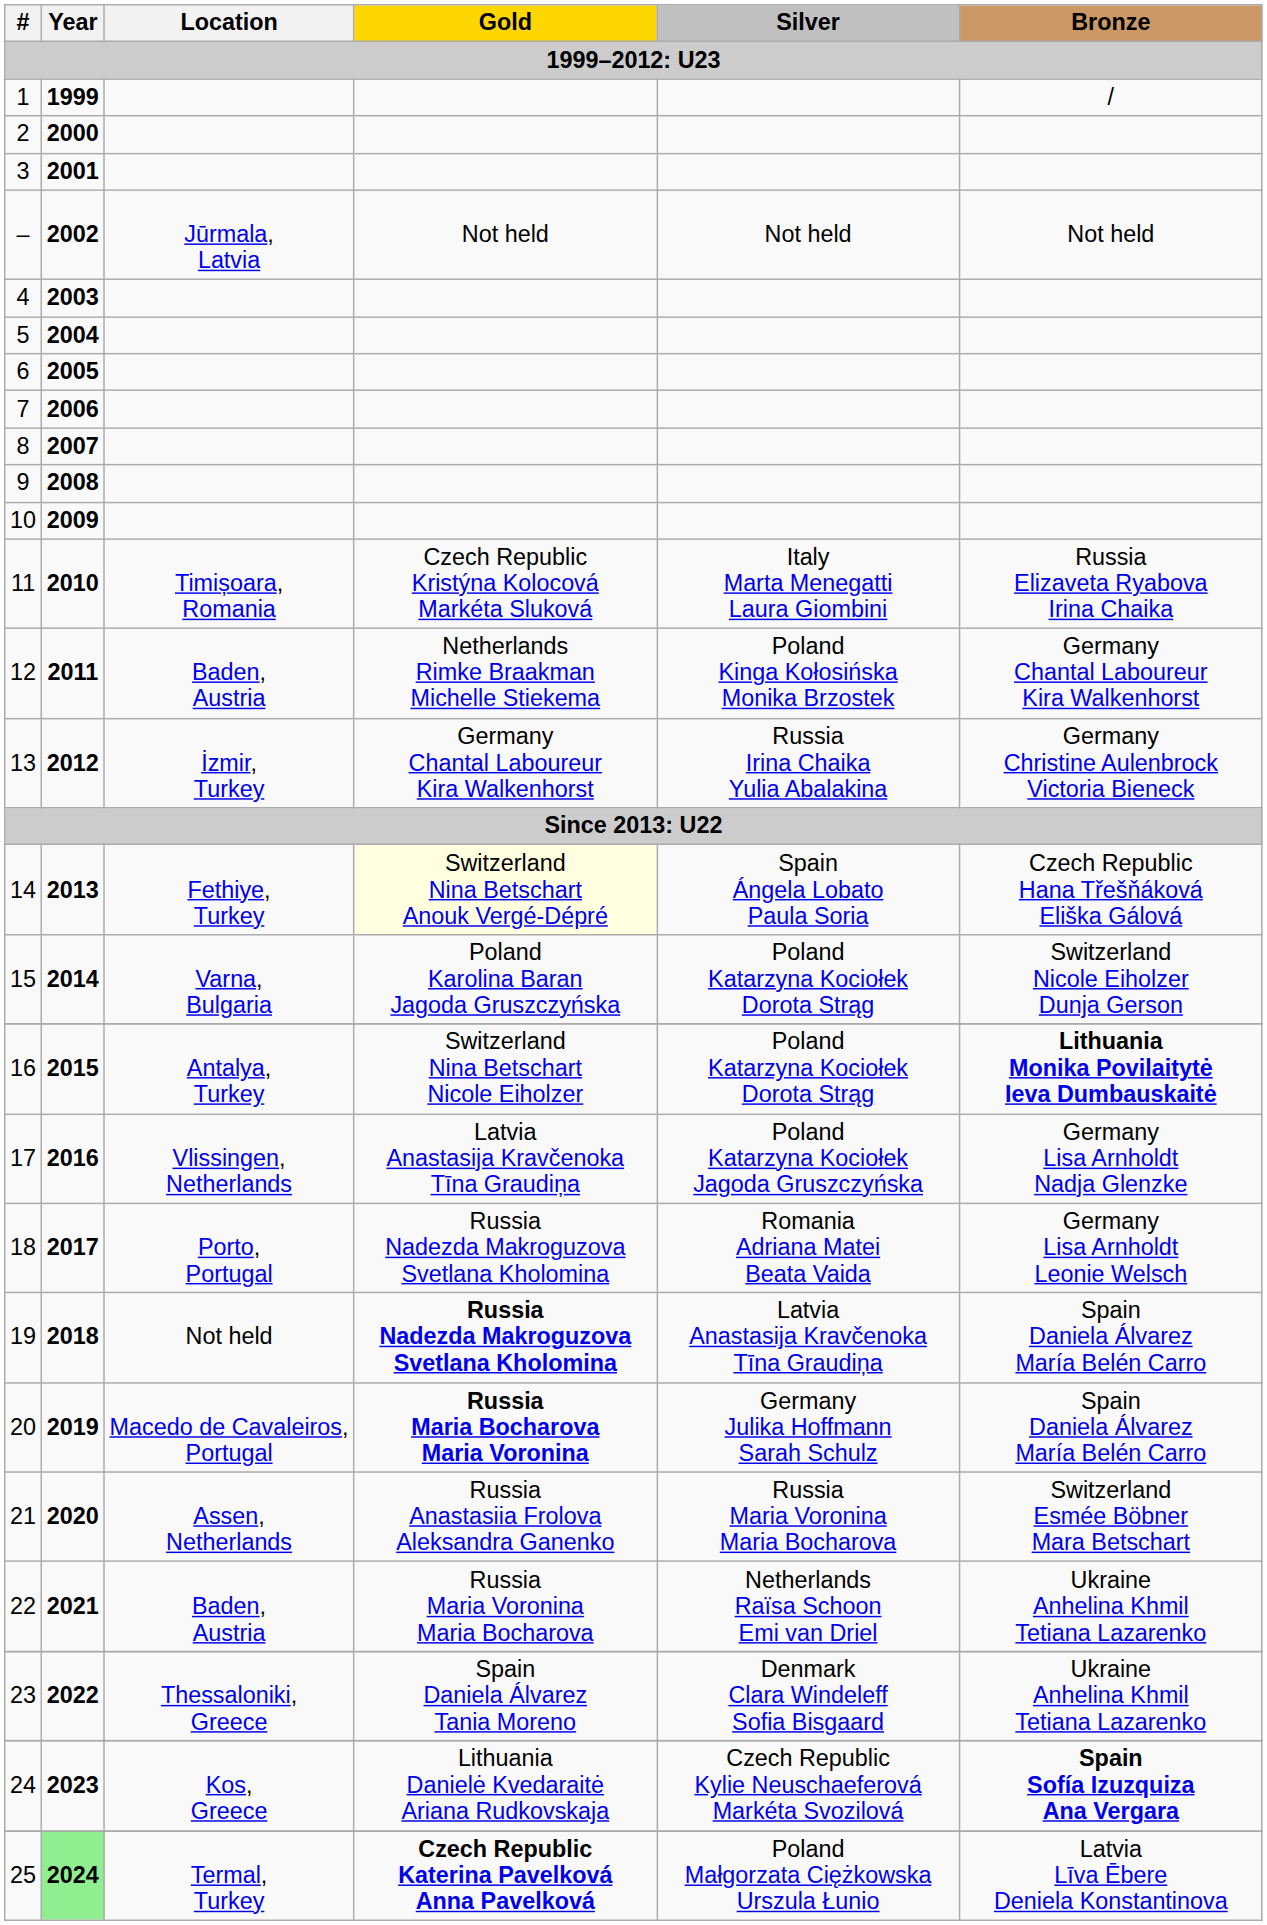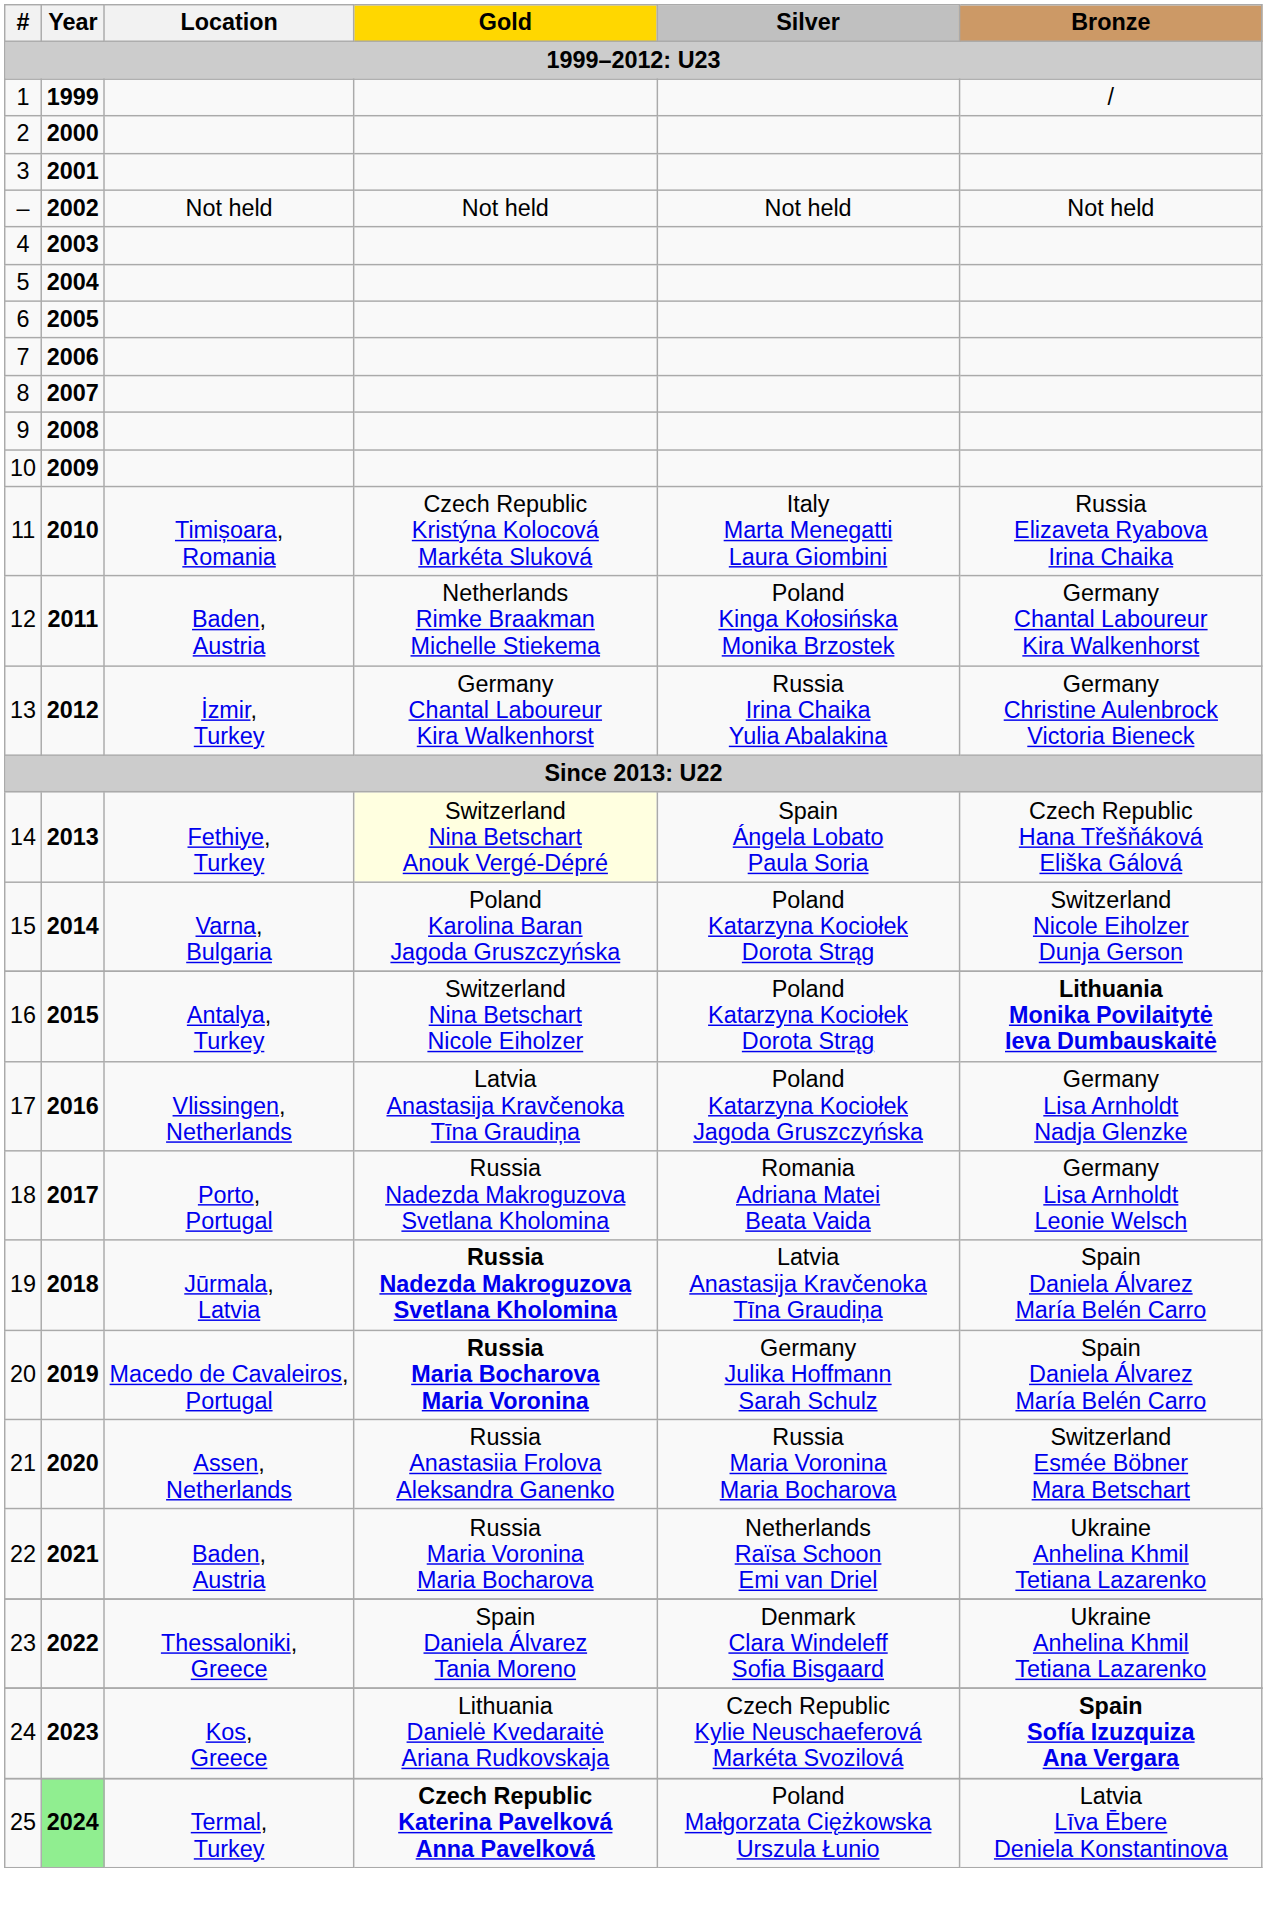(229, 247) Jūrmala, Latvia -> (229, 208) Not held
(229, 1337) Not held -> (229, 1297) Jūrmala, Latvia
